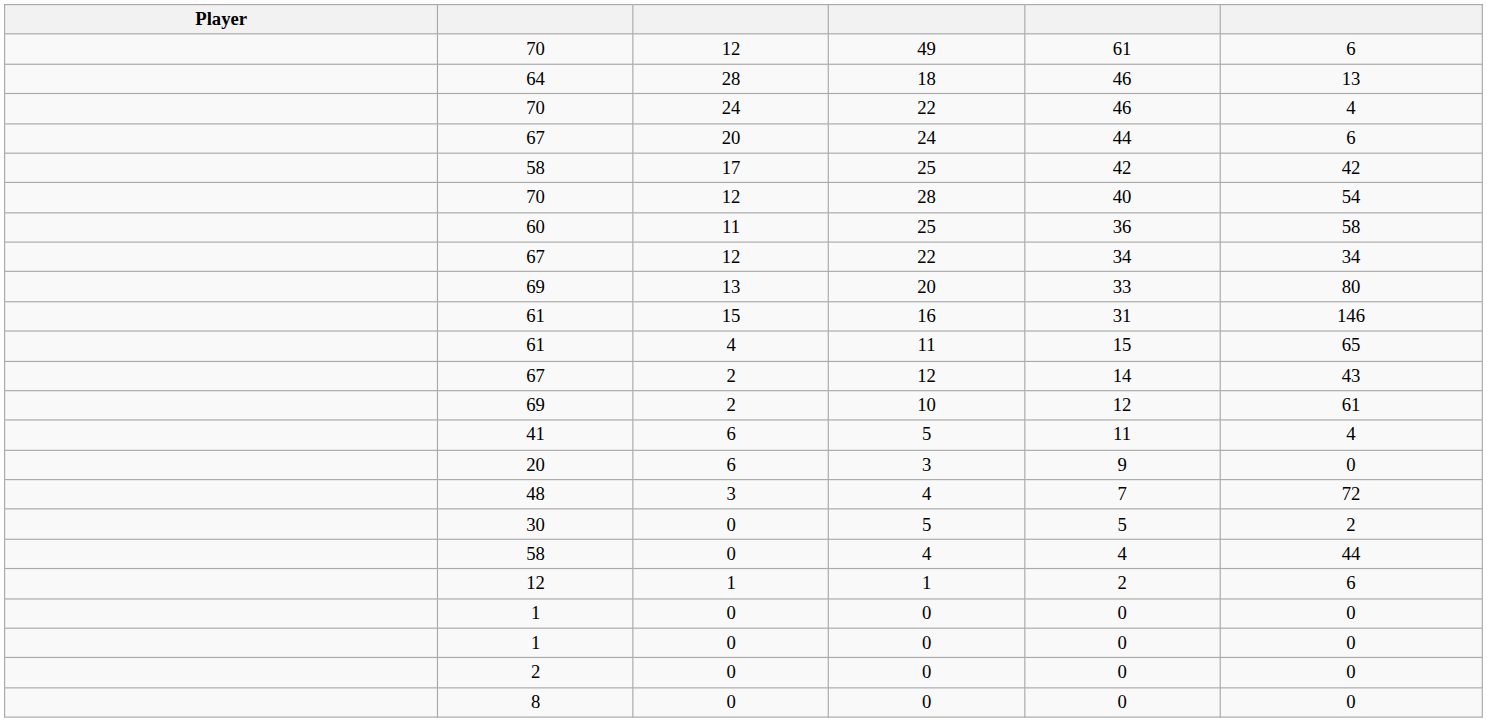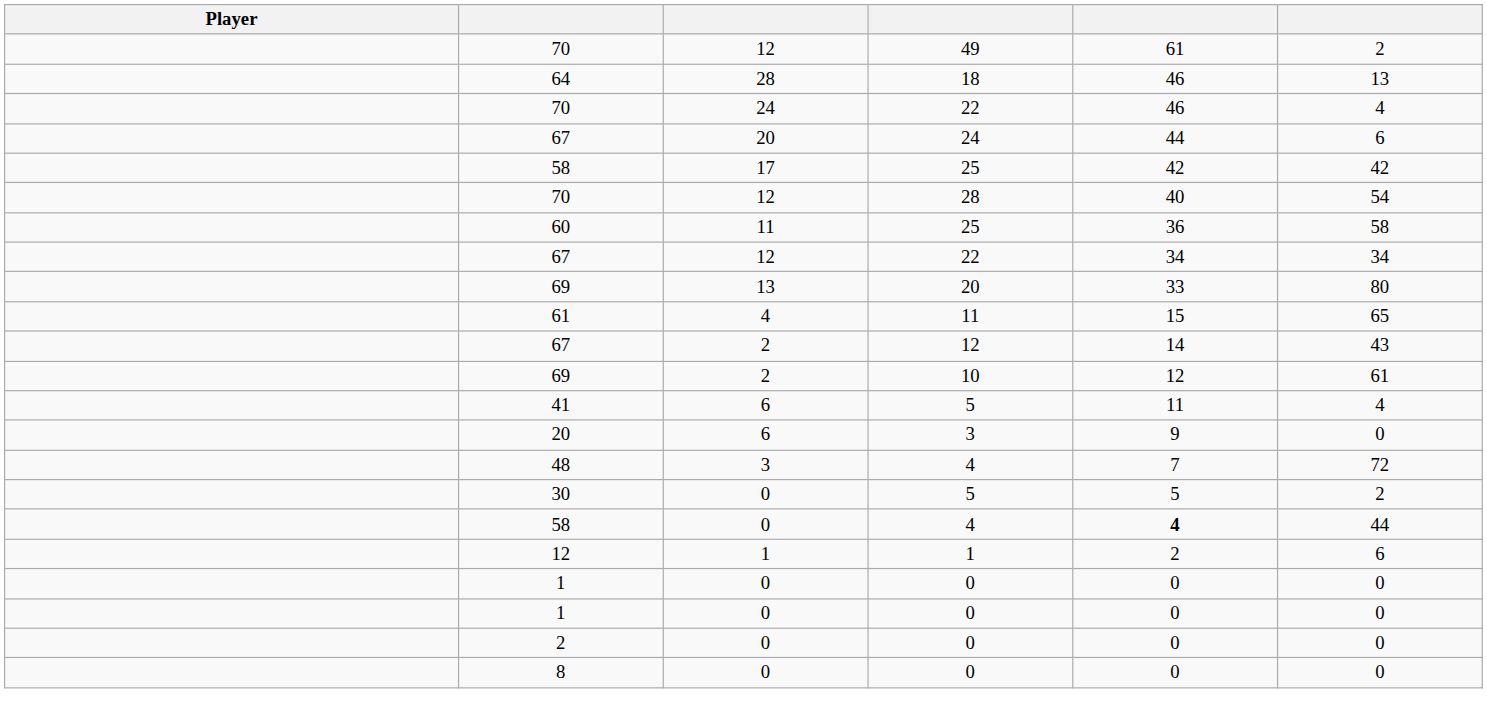(1351, 49) 6 -> (1380, 49) 2
- row: (536, 316)
(1122, 553) normal -> (1175, 524) bold
